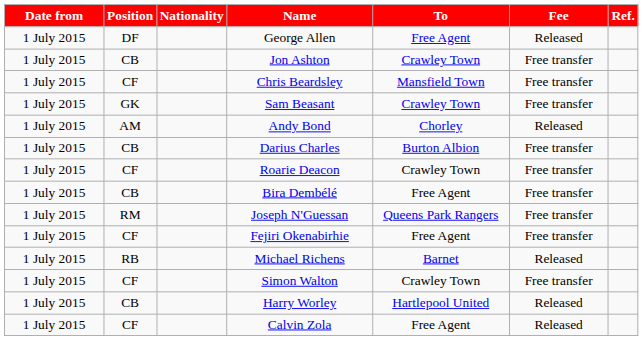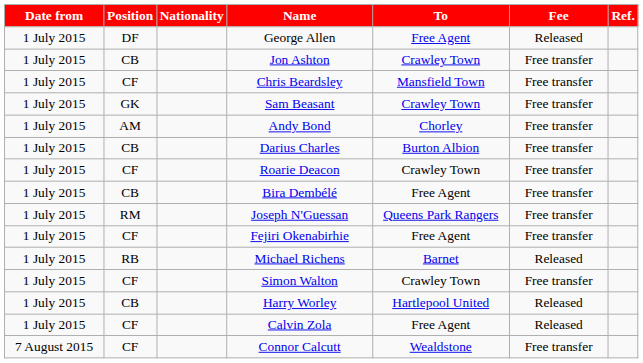(559, 126) Released -> (559, 126) Free transfer
+ row: (300, 347)
